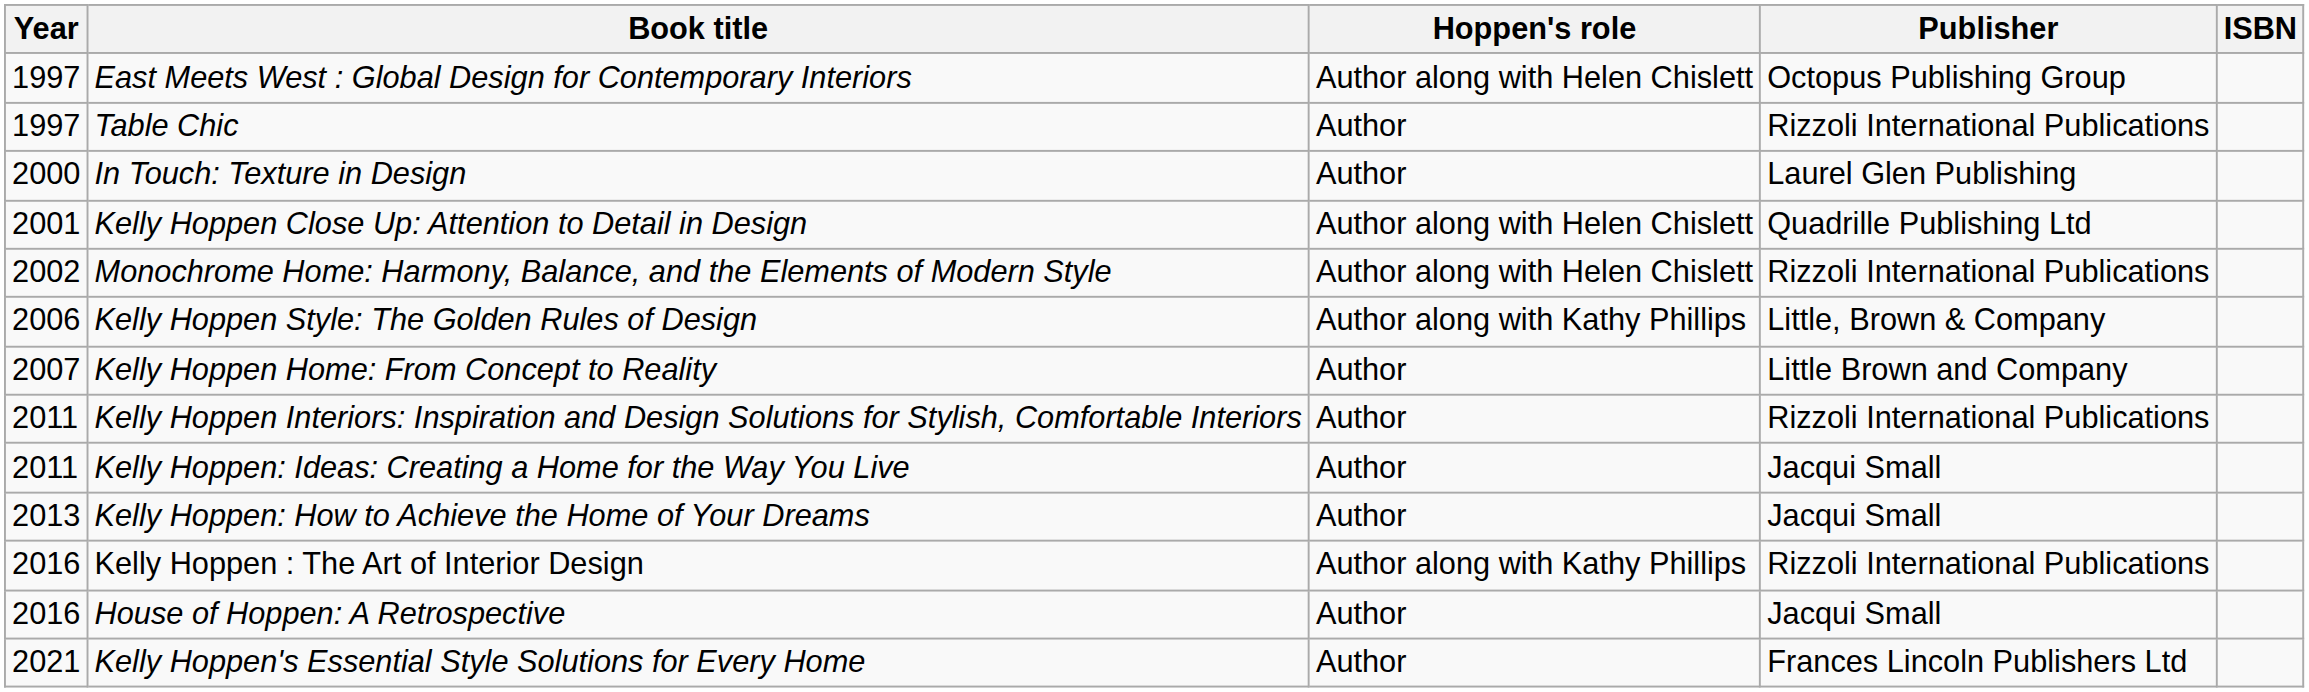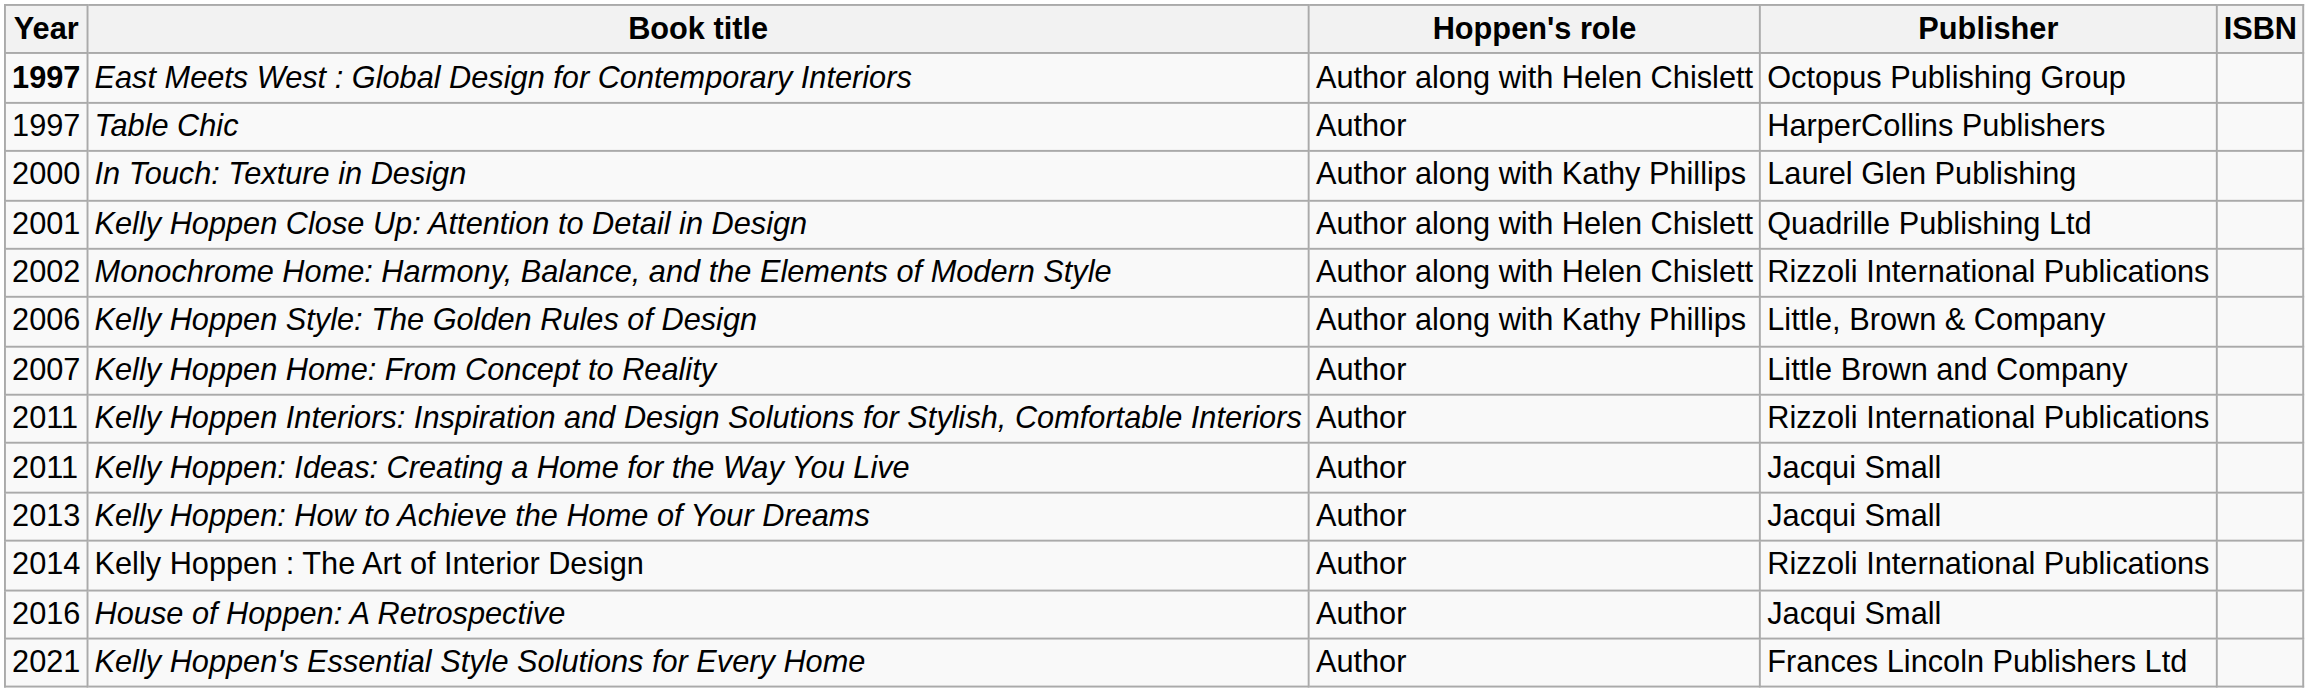(46, 77) normal -> (46, 77) bold
(1988, 126) Rizzoli International Publications -> (1936, 126) HarperCollins Publishers
(1361, 175) Author -> (1531, 175) Author along with Kathy Phillips
(46, 564) 2016 -> (46, 564) 2014
(1531, 564) Author along with Kathy Phillips -> (1361, 564) Author
